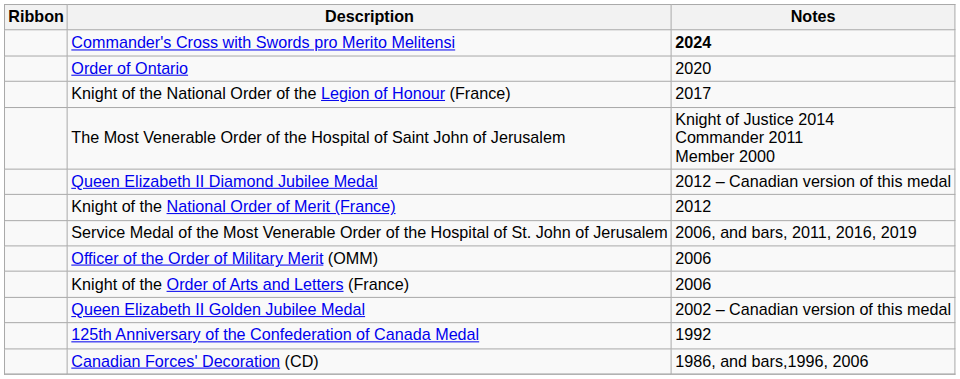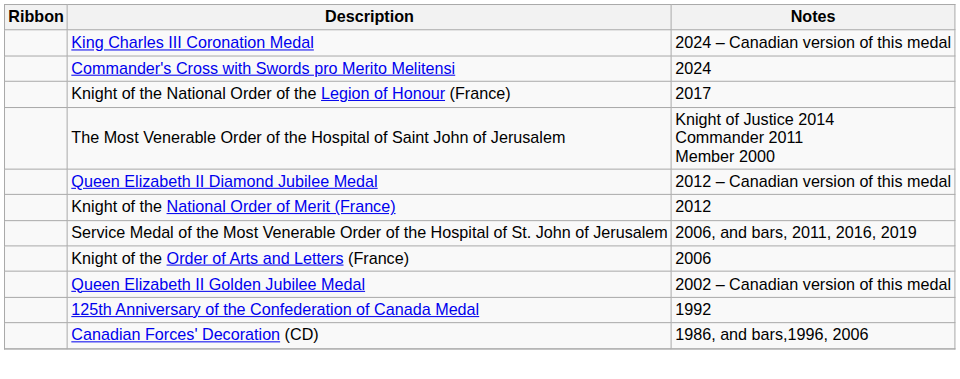+ row: (193, 42)
(693, 42) bold -> (693, 68) normal
- row: (130, 68)
- row: (225, 258)
